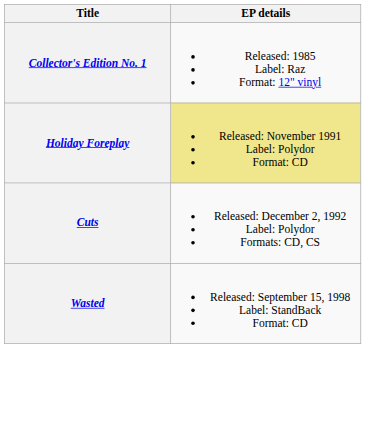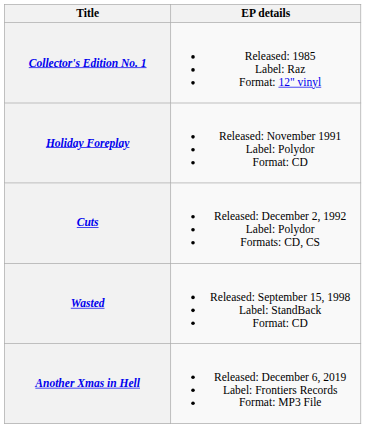(266, 149) khaki background -> (266, 149) no background
+ row: (88, 383)
